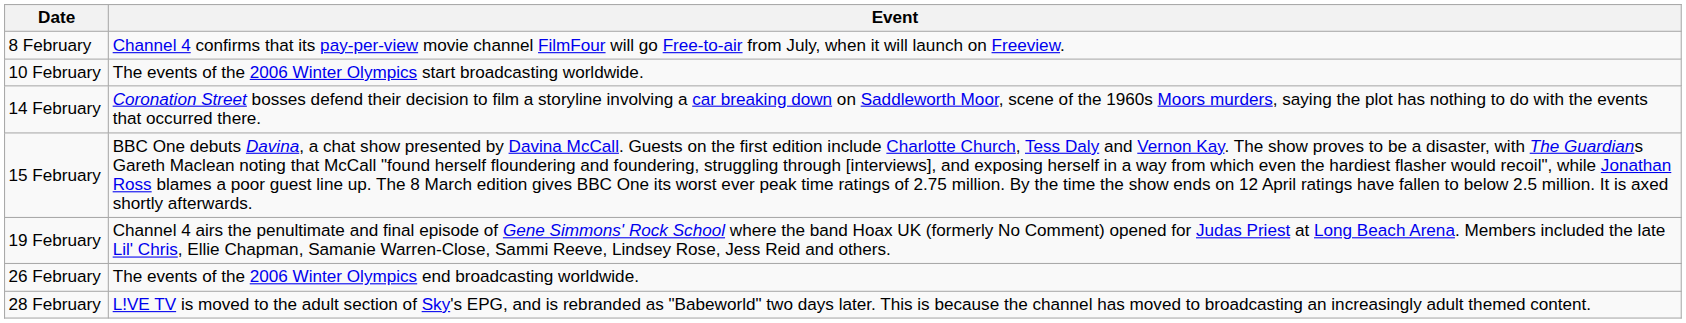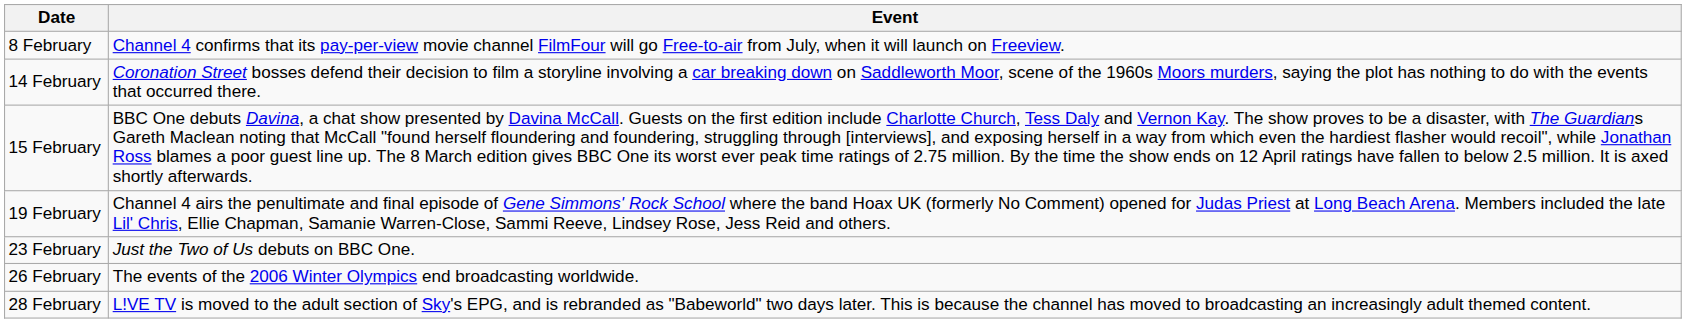- row: (55, 72)
+ row: (55, 250)
